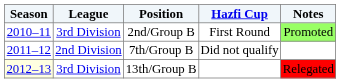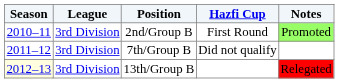(88, 50) 2nd Division -> (87, 50) 3rd Division
